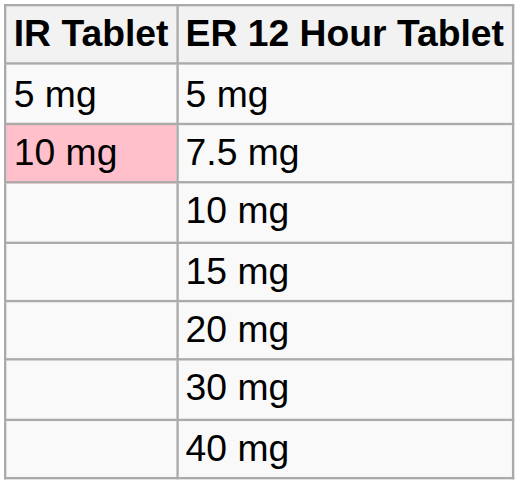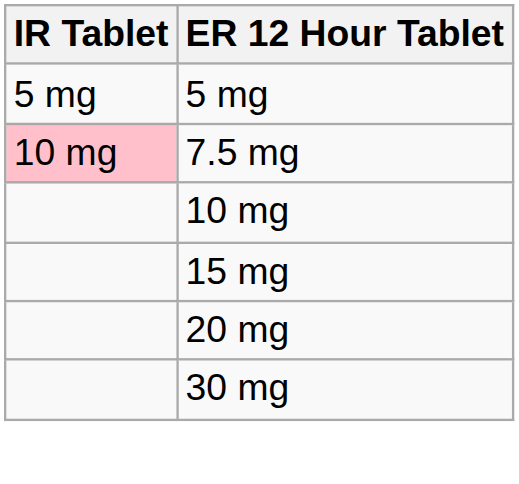- row: (237, 447)
